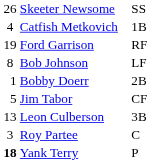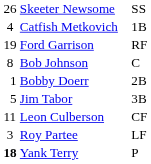(139, 63) LF -> (136, 63) C
(139, 99) CF -> (139, 99) 3B
(10, 117) 13 -> (10, 117) 11
(139, 117) 3B -> (139, 117) CF
(136, 135) C -> (139, 135) LF
